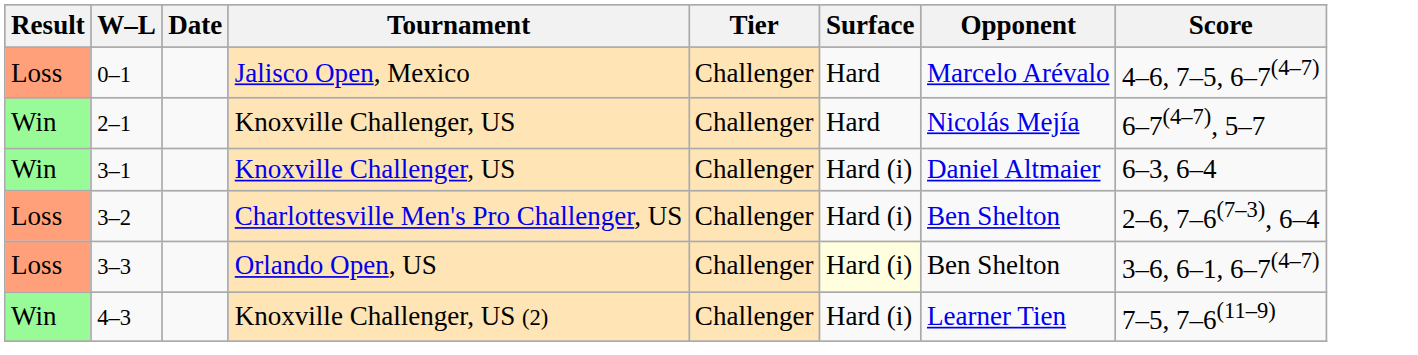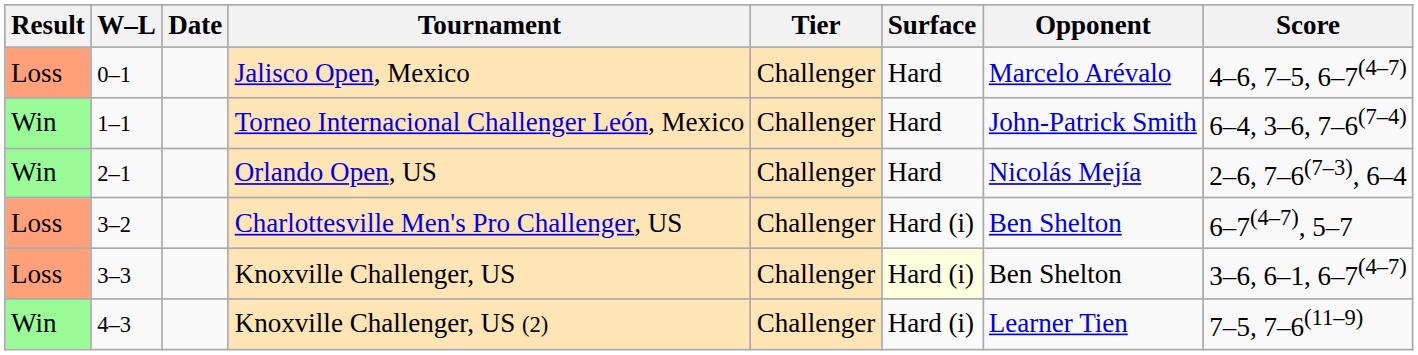+ row: (114, 124)
(375, 122) Knoxville Challenger, US -> (336, 172) Orlando Open, US
(1194, 122) 6–7(4–7), 5–7 -> (1308, 172) 2–6, 7–6(7–3), 6–4
- row: (114, 170)
(1221, 215) 2–6, 7–6(7–3), 6–4 -> (1281, 223) 6–7(4–7), 5–7
(336, 265) Orlando Open, US -> (375, 273) Knoxville Challenger, US
